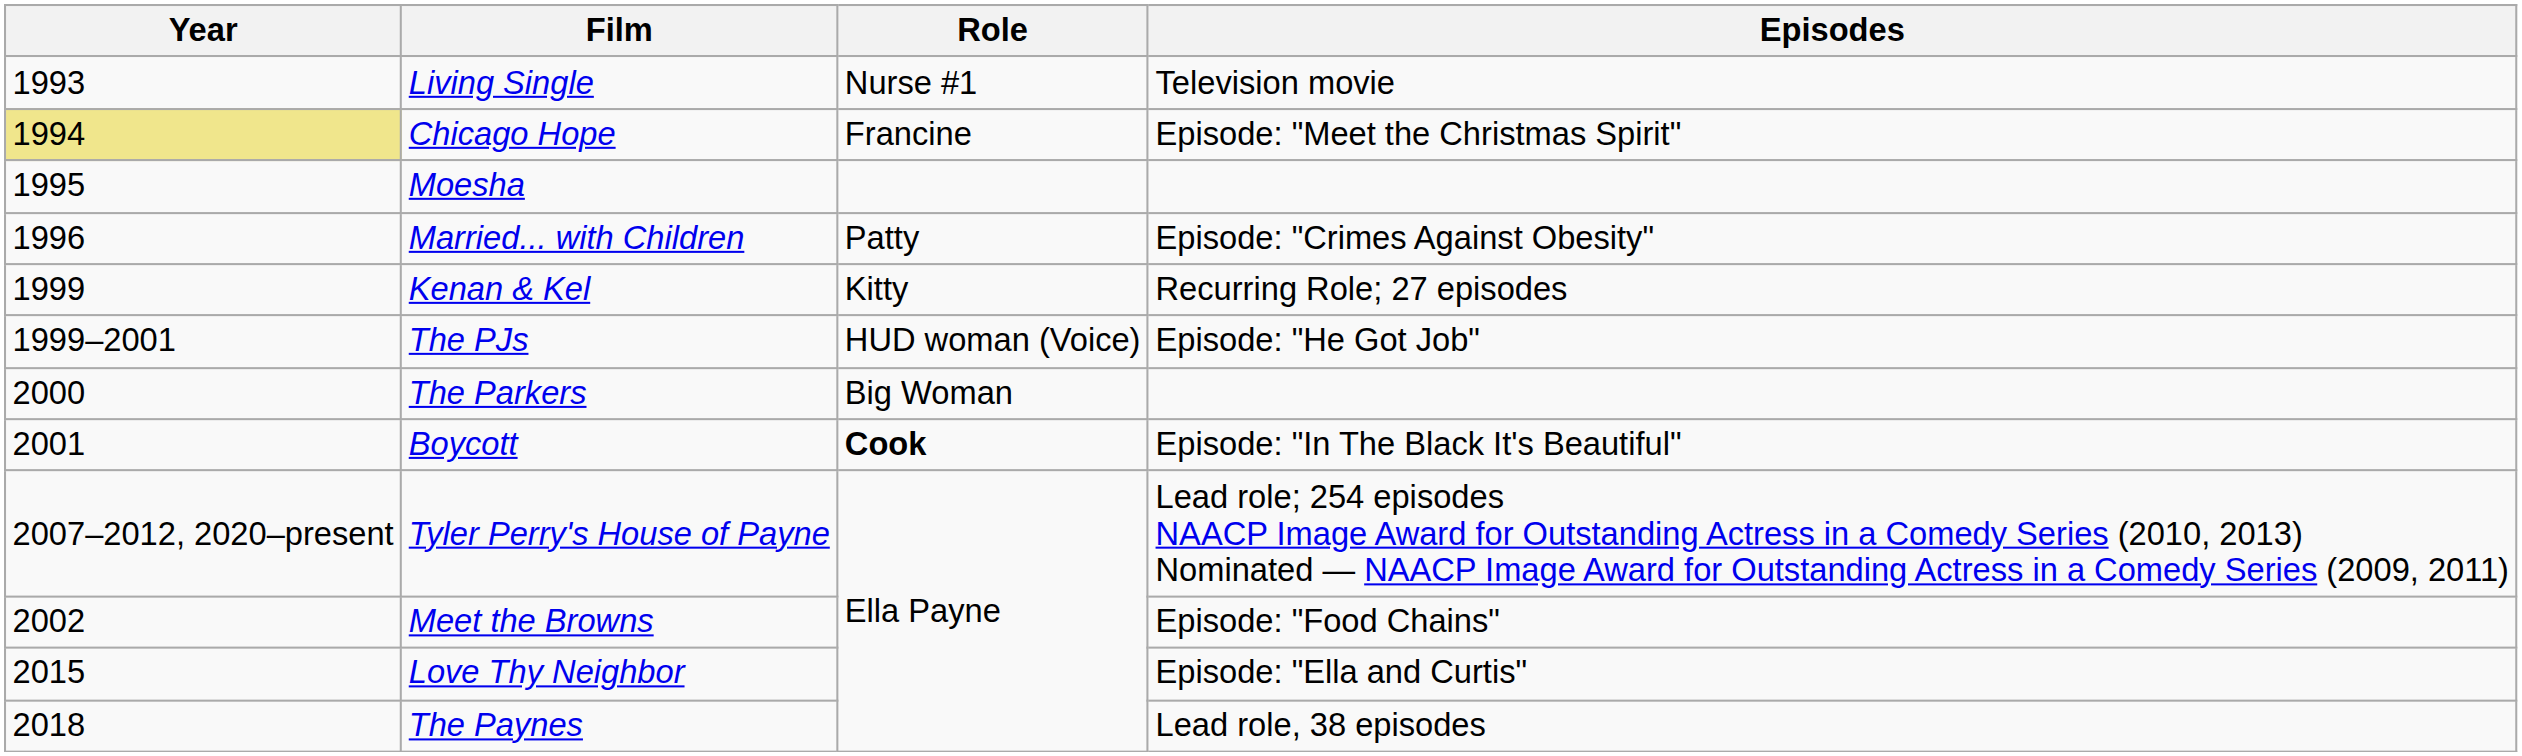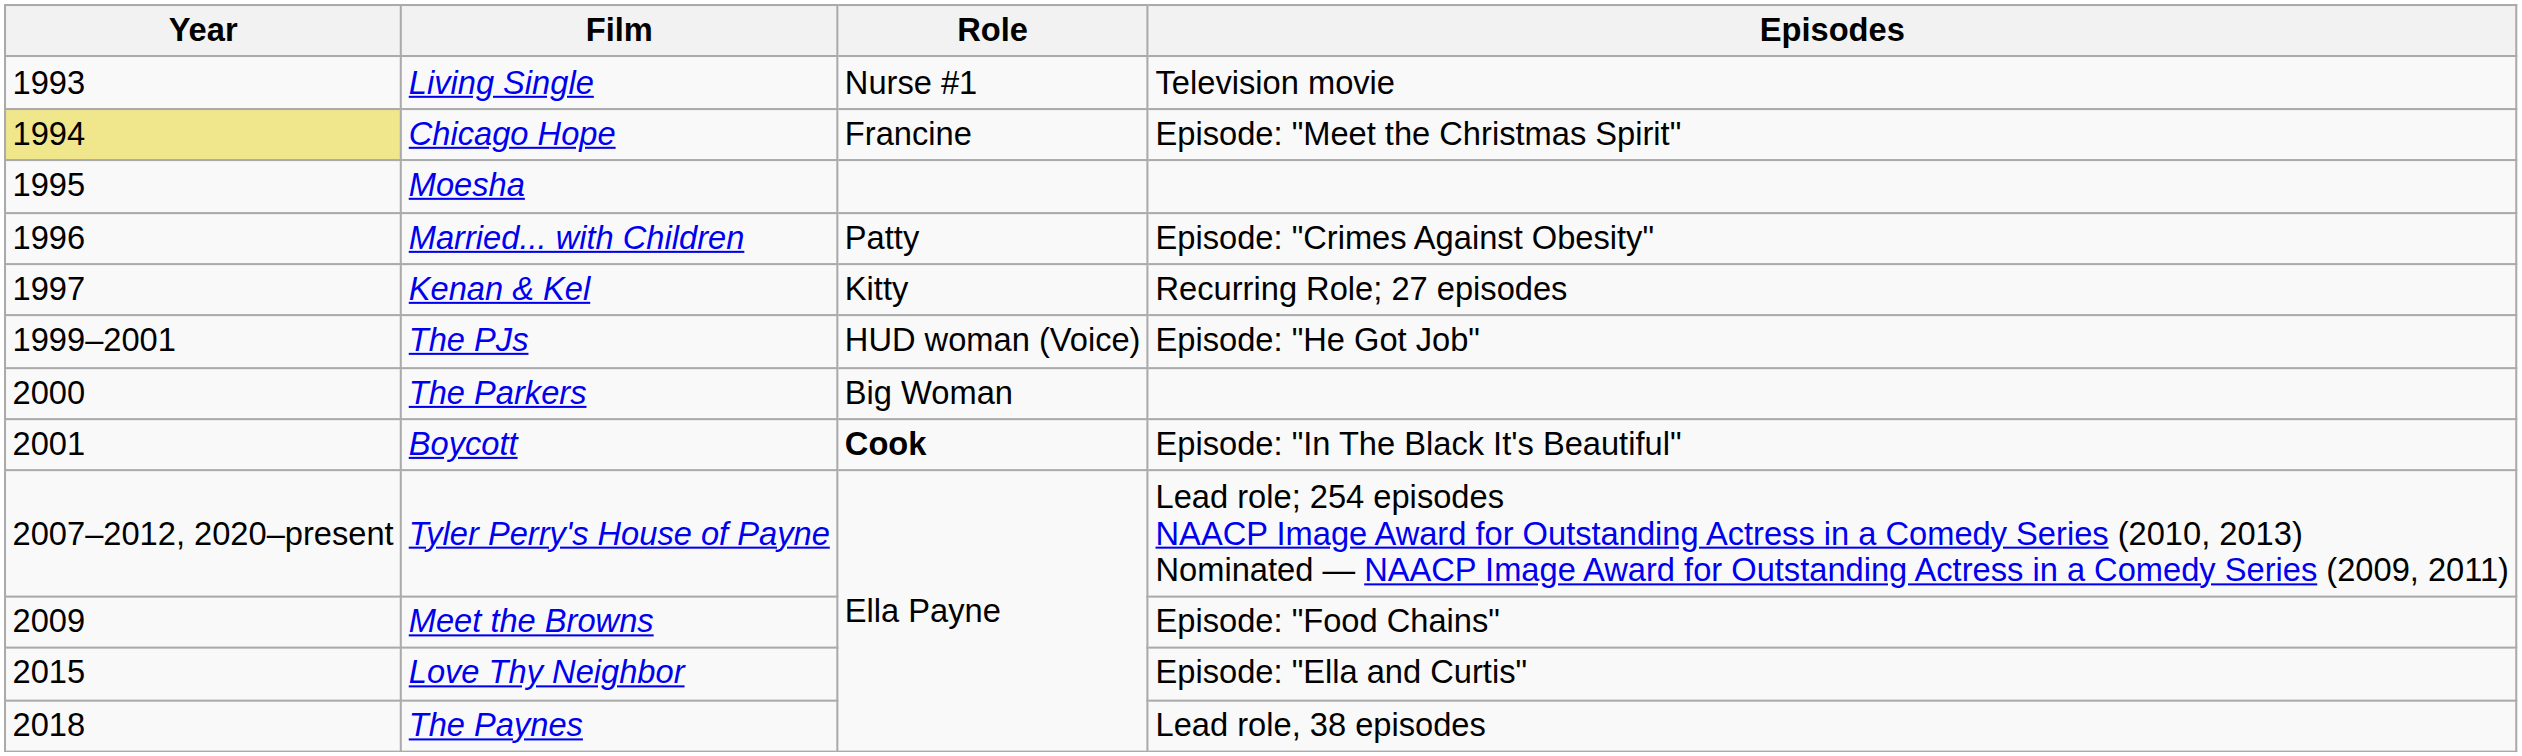(49, 289) 1999 -> (49, 289) 1997
(49, 621) 2002 -> (49, 621) 2009
